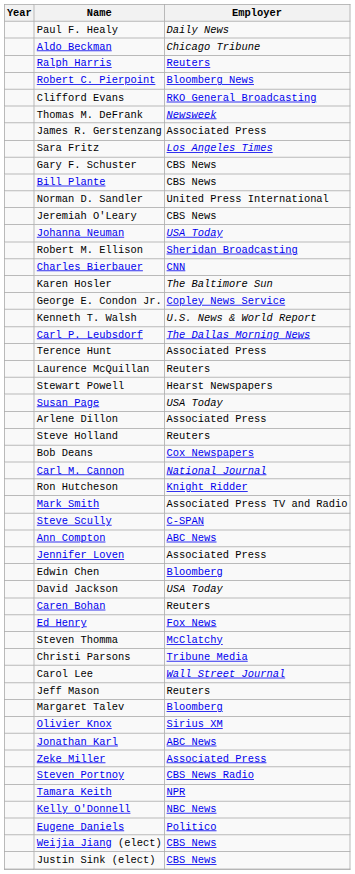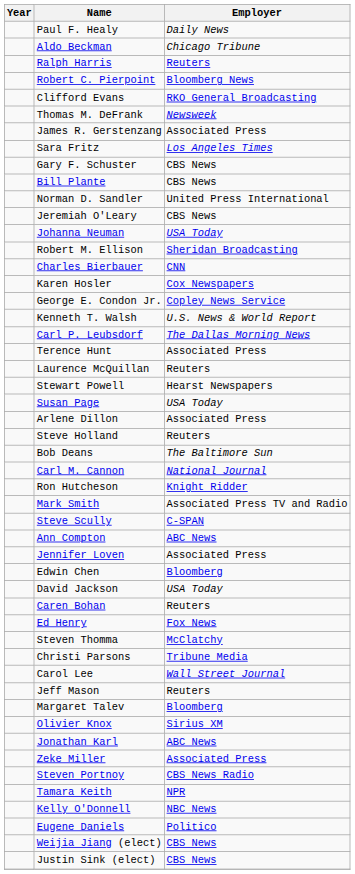(220, 284) The Baltimore Sun -> (210, 284) Cox Newspapers
(210, 454) Cox Newspapers -> (220, 454) The Baltimore Sun
